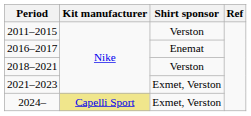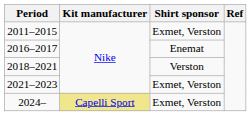(187, 31) Verston -> (187, 31) Exmet, Verston
